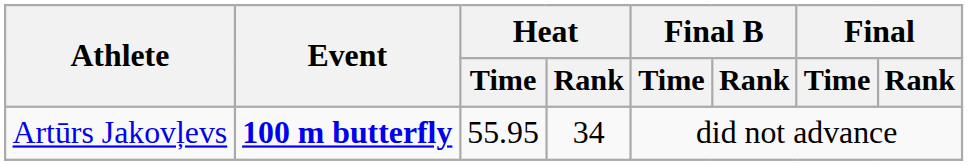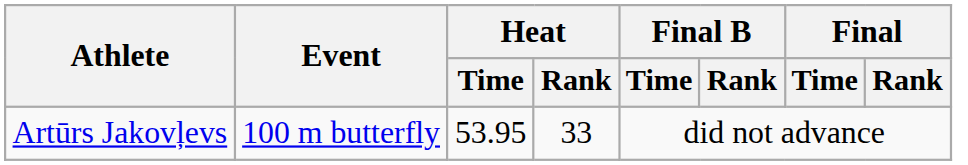(347, 133) bold -> (341, 133) normal
(503, 133) 55.95 -> (491, 133) 53.95
(589, 133) 34 -> (576, 133) 33
